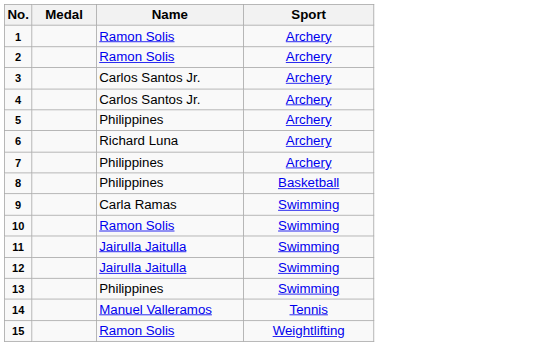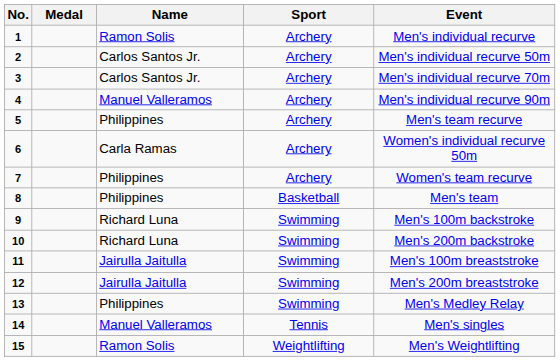+ column: (464, 15)
(137, 57) Ramon Solis -> (150, 57) Carlos Santos Jr.
(150, 99) Carlos Santos Jr. -> (156, 99) Manuel Valleramos
(139, 141) Richard Luna -> (138, 148) Carla Ramas
(138, 204) Carla Ramas -> (139, 219) Richard Luna
(137, 225) Ramon Solis -> (139, 240) Richard Luna
